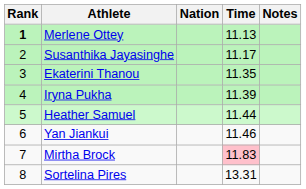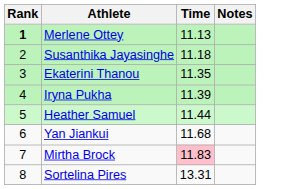- column: (200, 14)
(241, 54) 11.17 -> (196, 54) 11.18
(241, 134) 11.46 -> (196, 134) 11.68
